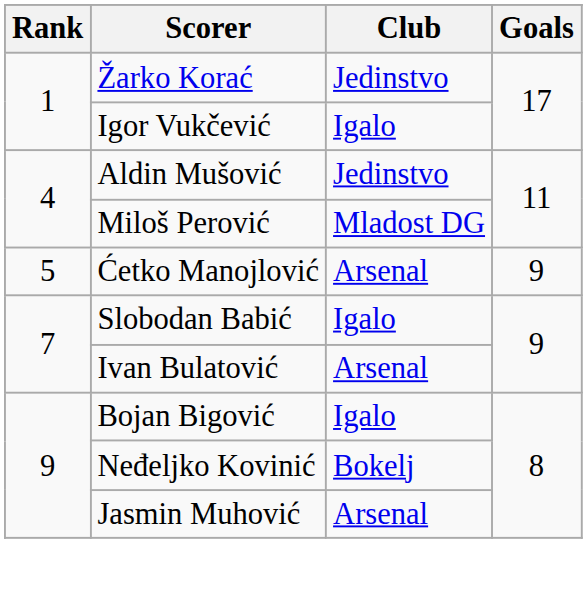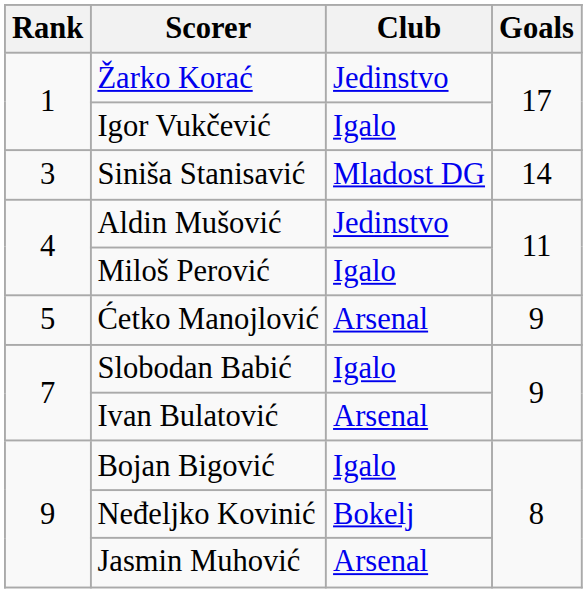+ row: (201, 174)
(409, 222) Mladost DG -> (364, 271) Igalo
